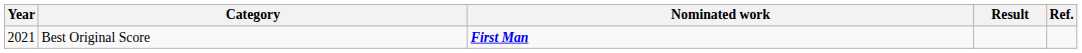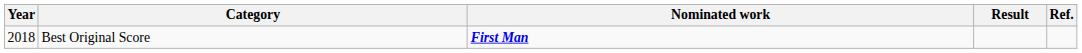(21, 37) 2021 -> (21, 37) 2018
